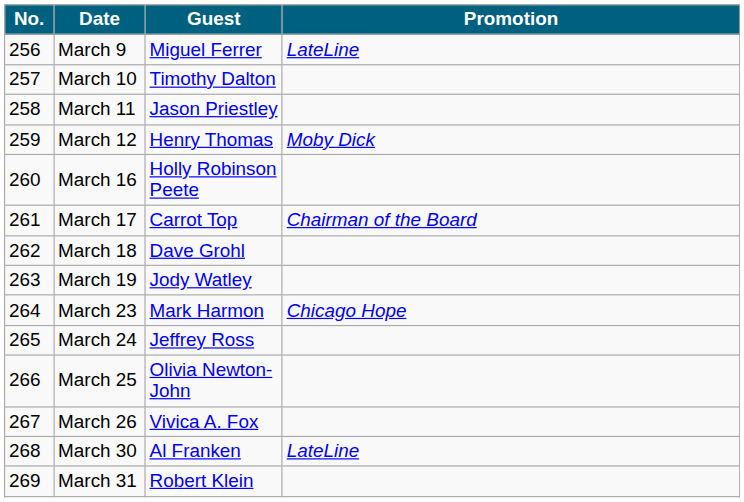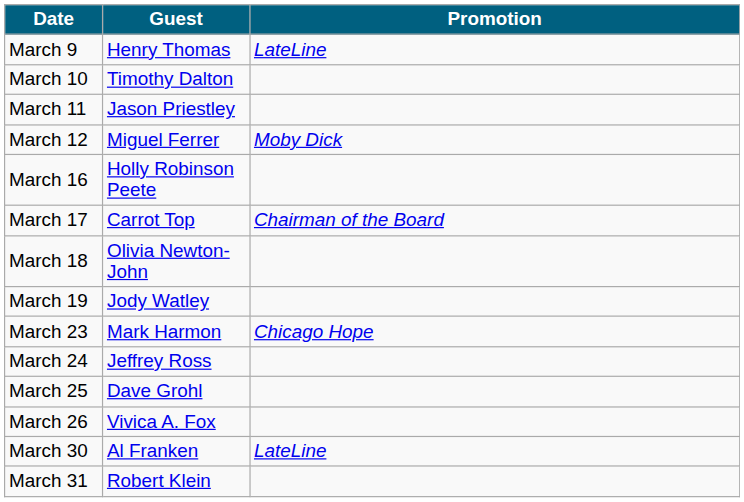- column: (29, 19)
(206, 49) Miguel Ferrer -> (169, 49) Henry Thomas
(211, 139) Henry Thomas -> (163, 139) Miguel Ferrer
(197, 250) Dave Grohl -> (168, 260) Olivia Newton-John
(211, 380) Olivia Newton-John -> (155, 391) Dave Grohl
